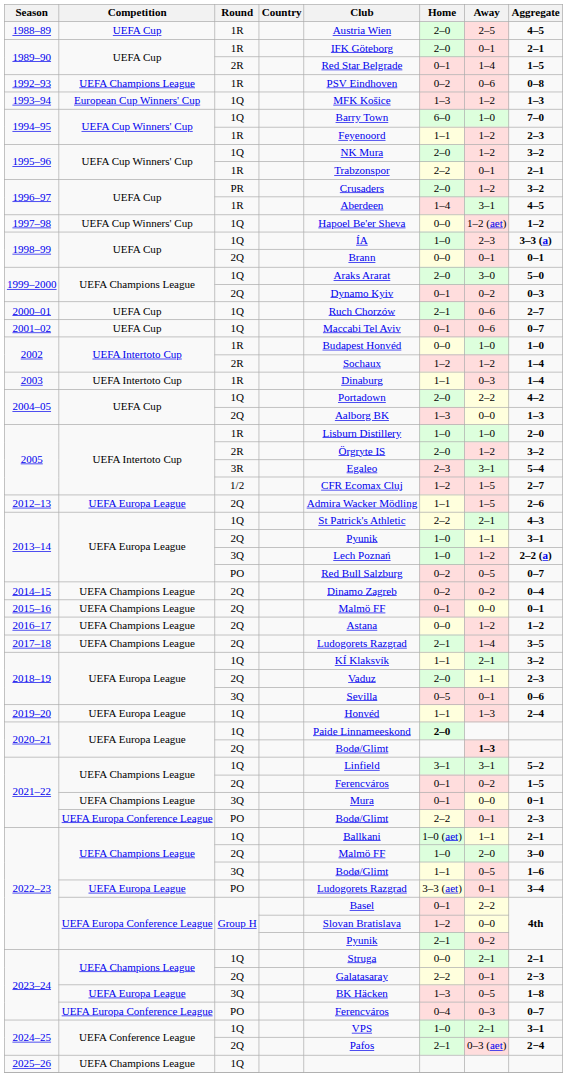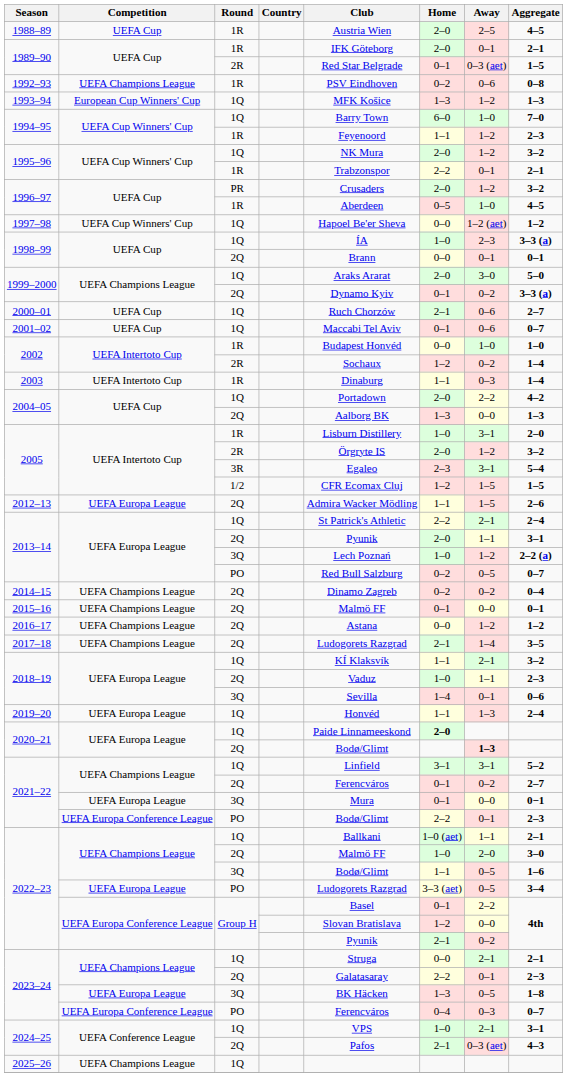(487, 65) 1–4 -> (487, 65) 0–3 (aet)
(442, 205) 1–4 -> (442, 205) 0–5
(487, 205) 3–1 -> (487, 205) 1–0
(536, 293) 0–3 -> (536, 293) 3–3 (a)
(487, 363) 1–2 -> (487, 363) 0–2
(487, 433) 1–0 -> (487, 433) 3–1
(536, 485) 2–7 -> (536, 485) 1–5
(536, 521) 4–3 -> (536, 521) 2−4
(442, 538) 1–0 -> (442, 538) 2–0
(442, 678) 2–0 -> (442, 678) 1–0
(442, 696) 0–5 -> (442, 696) 1–4
(536, 783) 1–5 -> (536, 783) 2–7
(137, 801) UEFA Champions League -> (137, 801) UEFA Europa League
(487, 888) 0–1 -> (487, 888) 0–5
(536, 1046) 2−4 -> (536, 1046) 4–3
